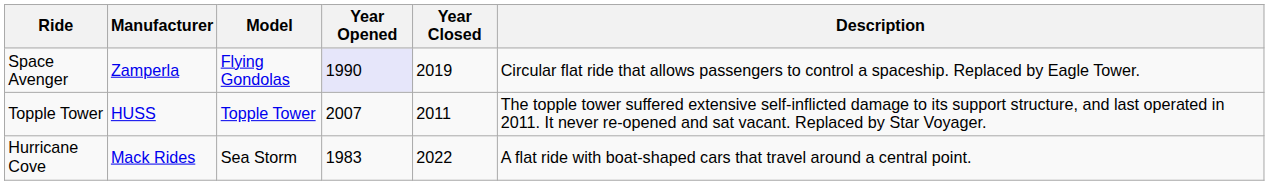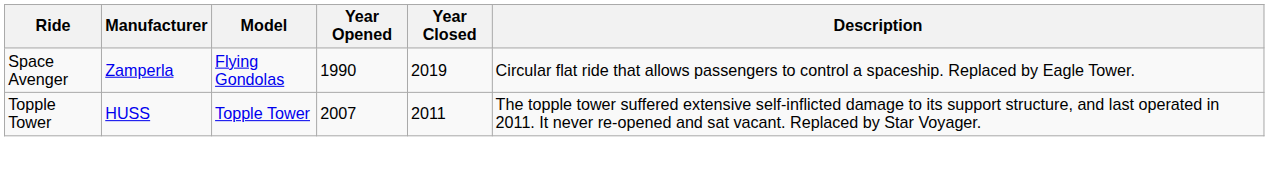(344, 70) lavender background -> (338, 70) no background
- row: (43, 157)
